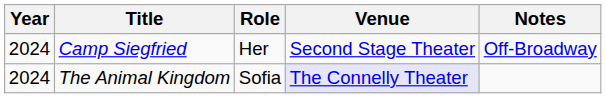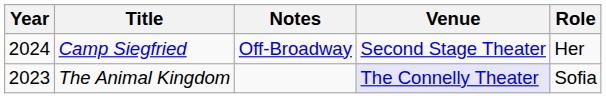columns swapped: (260, 19) <-> (540, 19)
(30, 78) 2024 -> (30, 78) 2023
